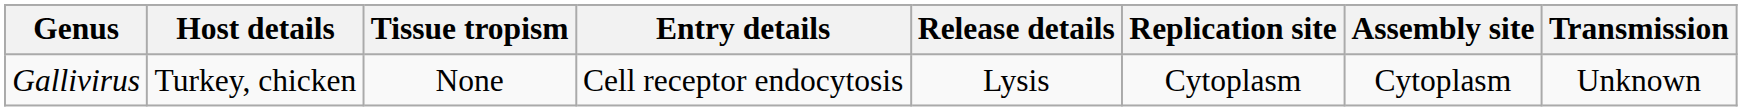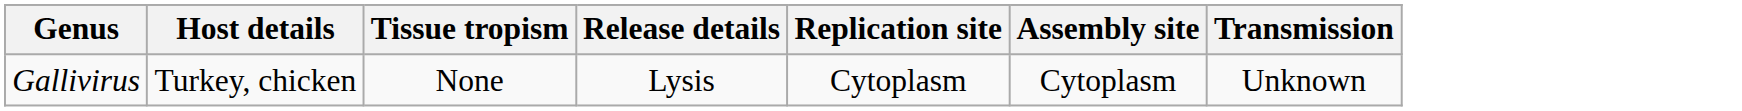- column: (743, 29)
